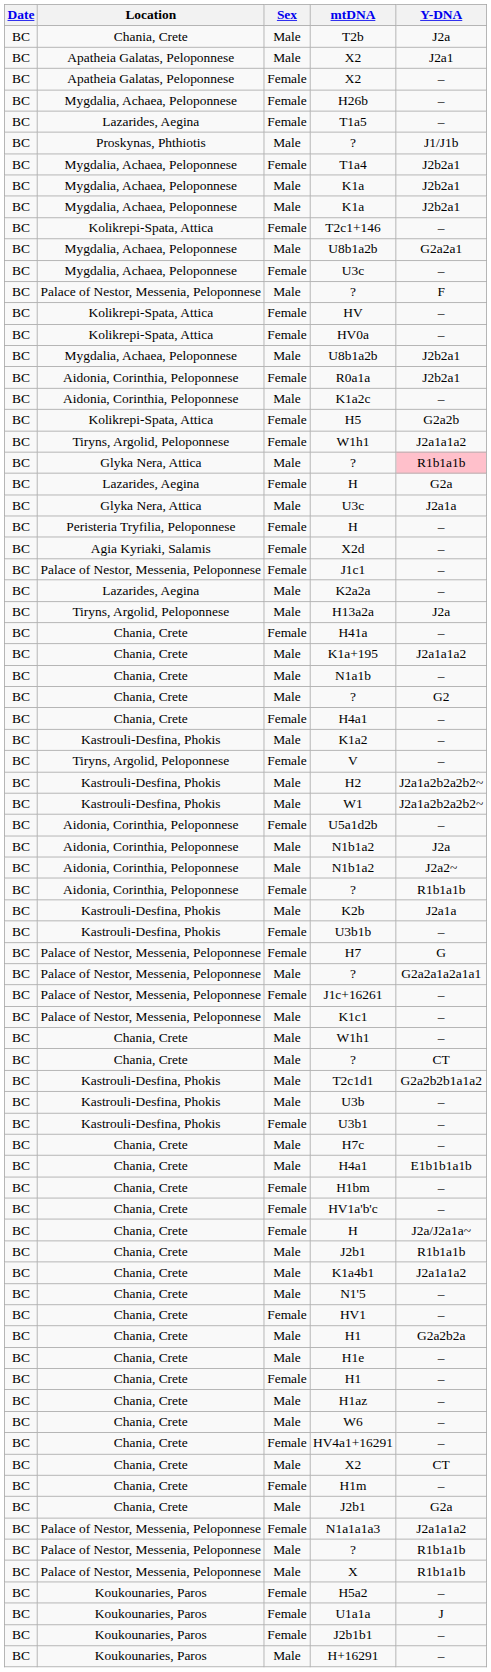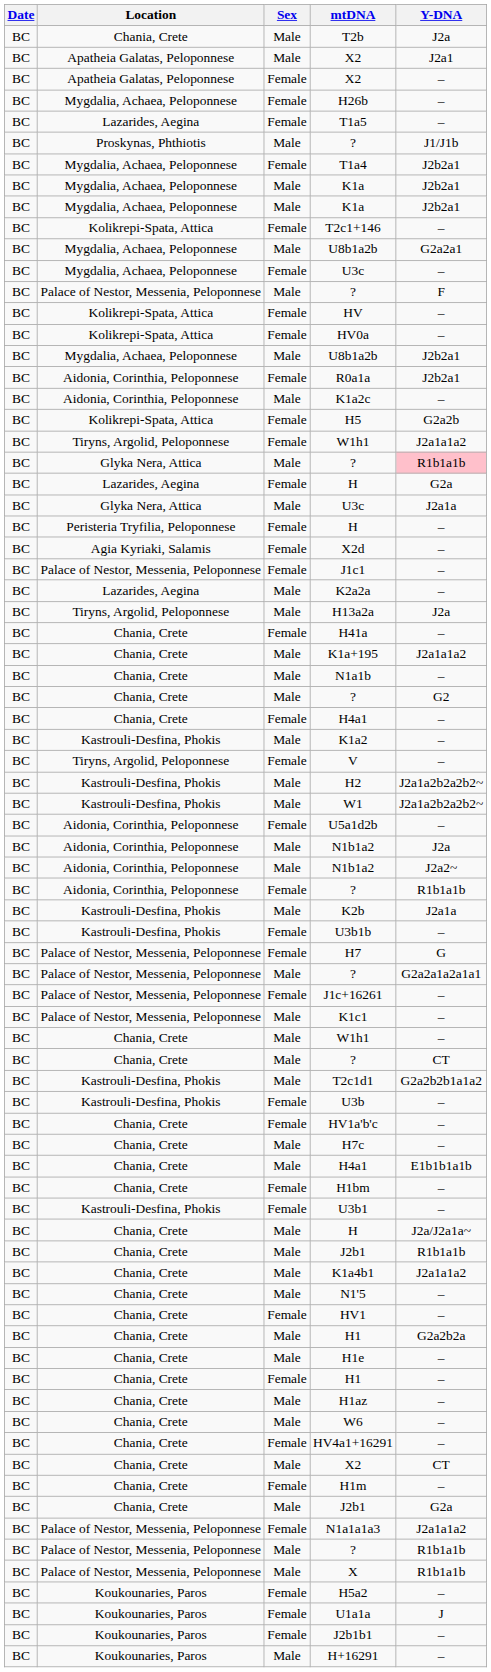(287, 1102) Male -> (287, 1102) Female
rows swapped: (151, 1123) <-> (151, 1208)
(287, 1230) Female -> (287, 1230) Male
